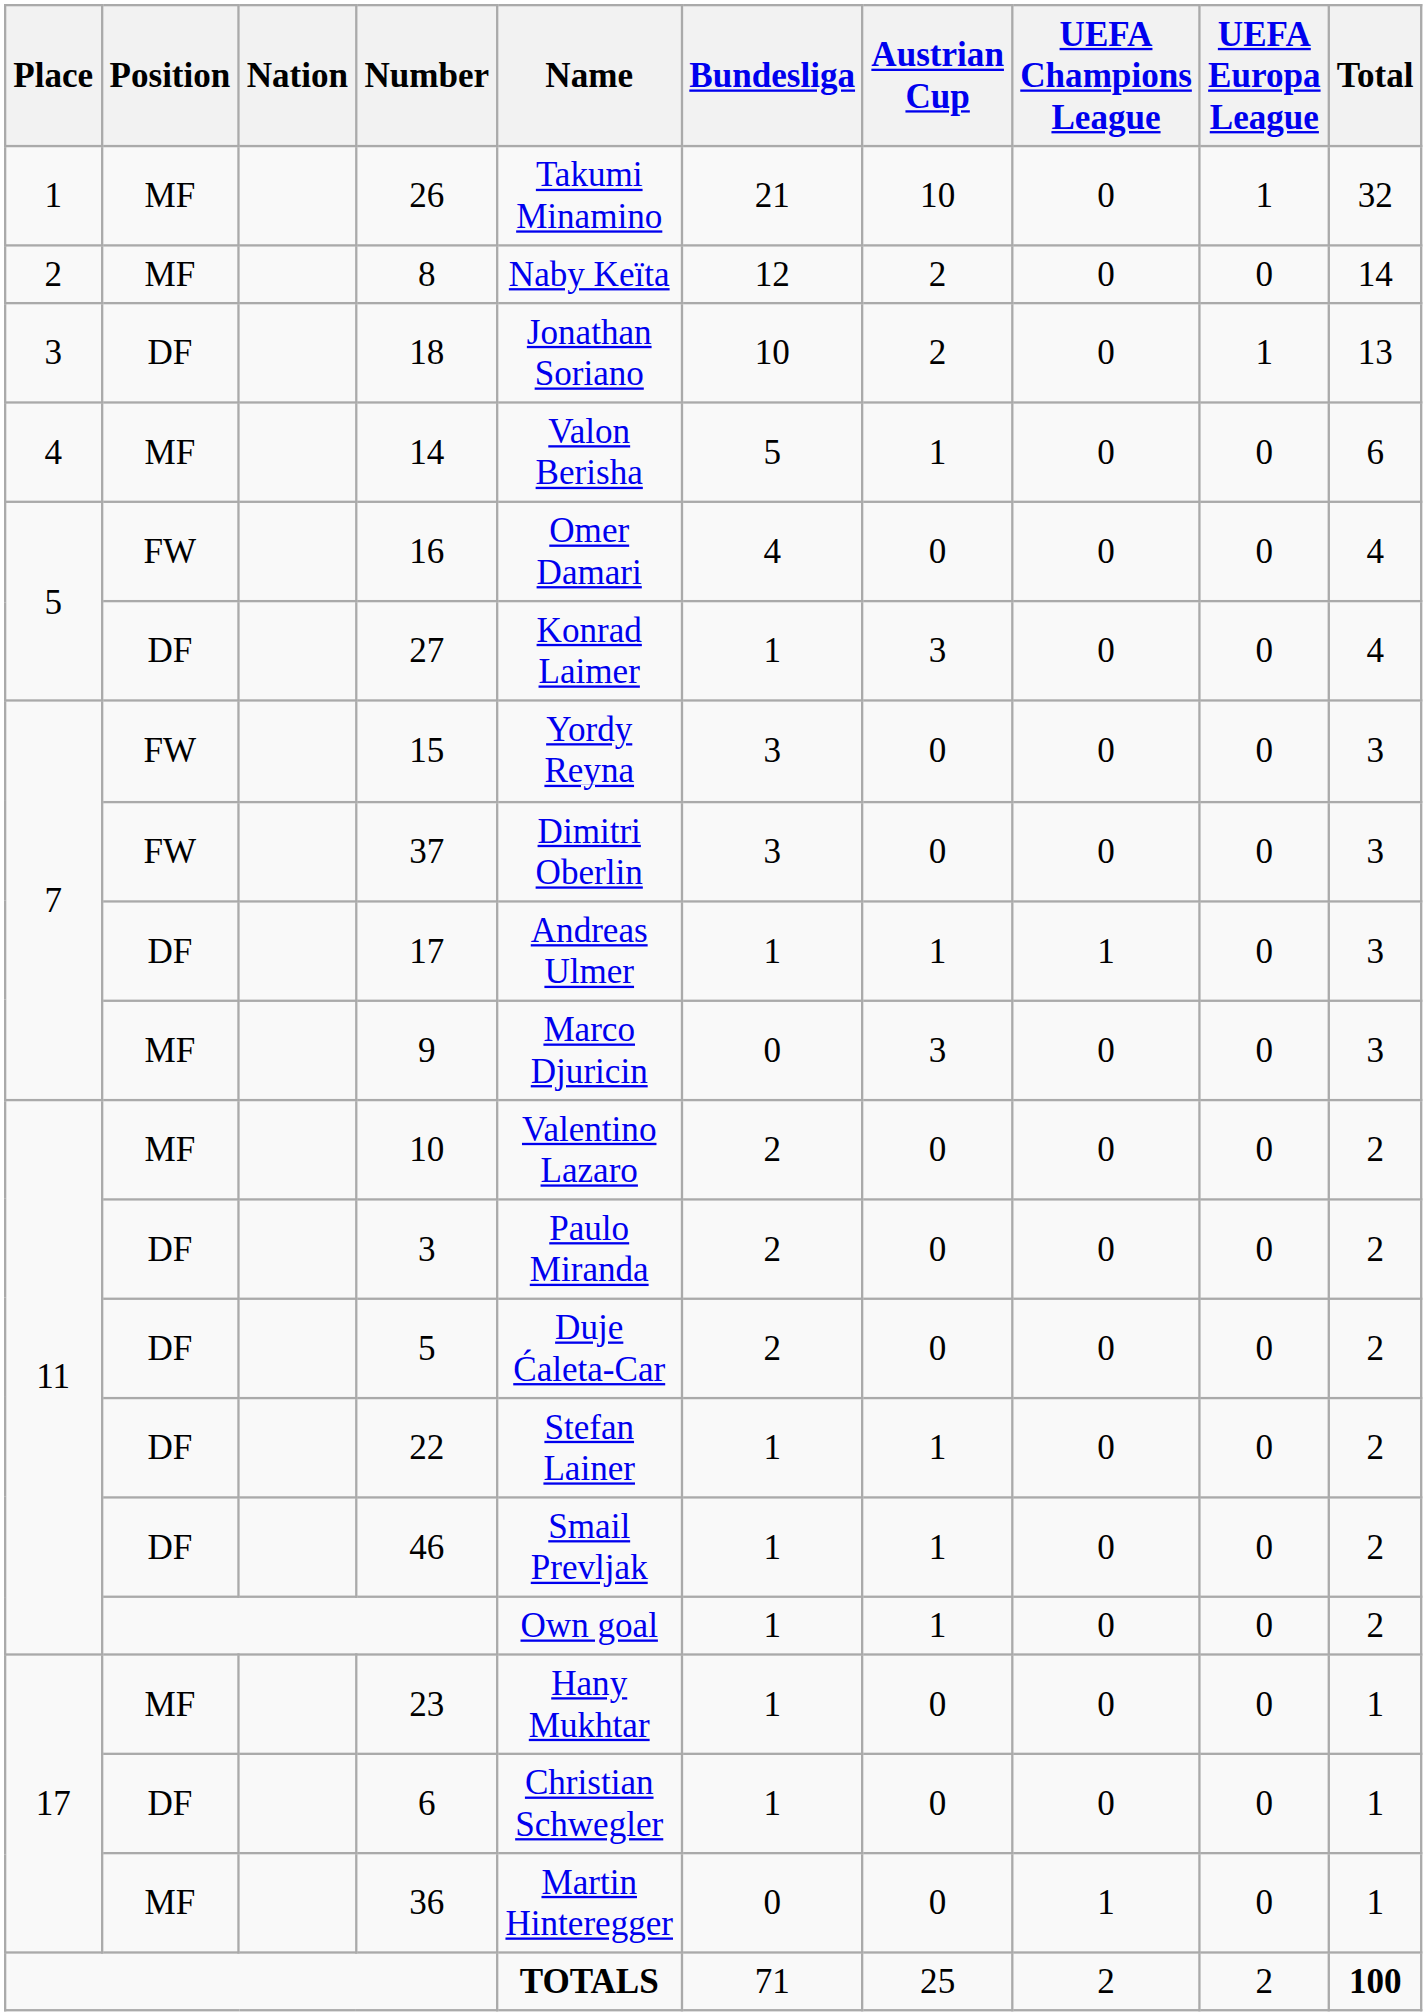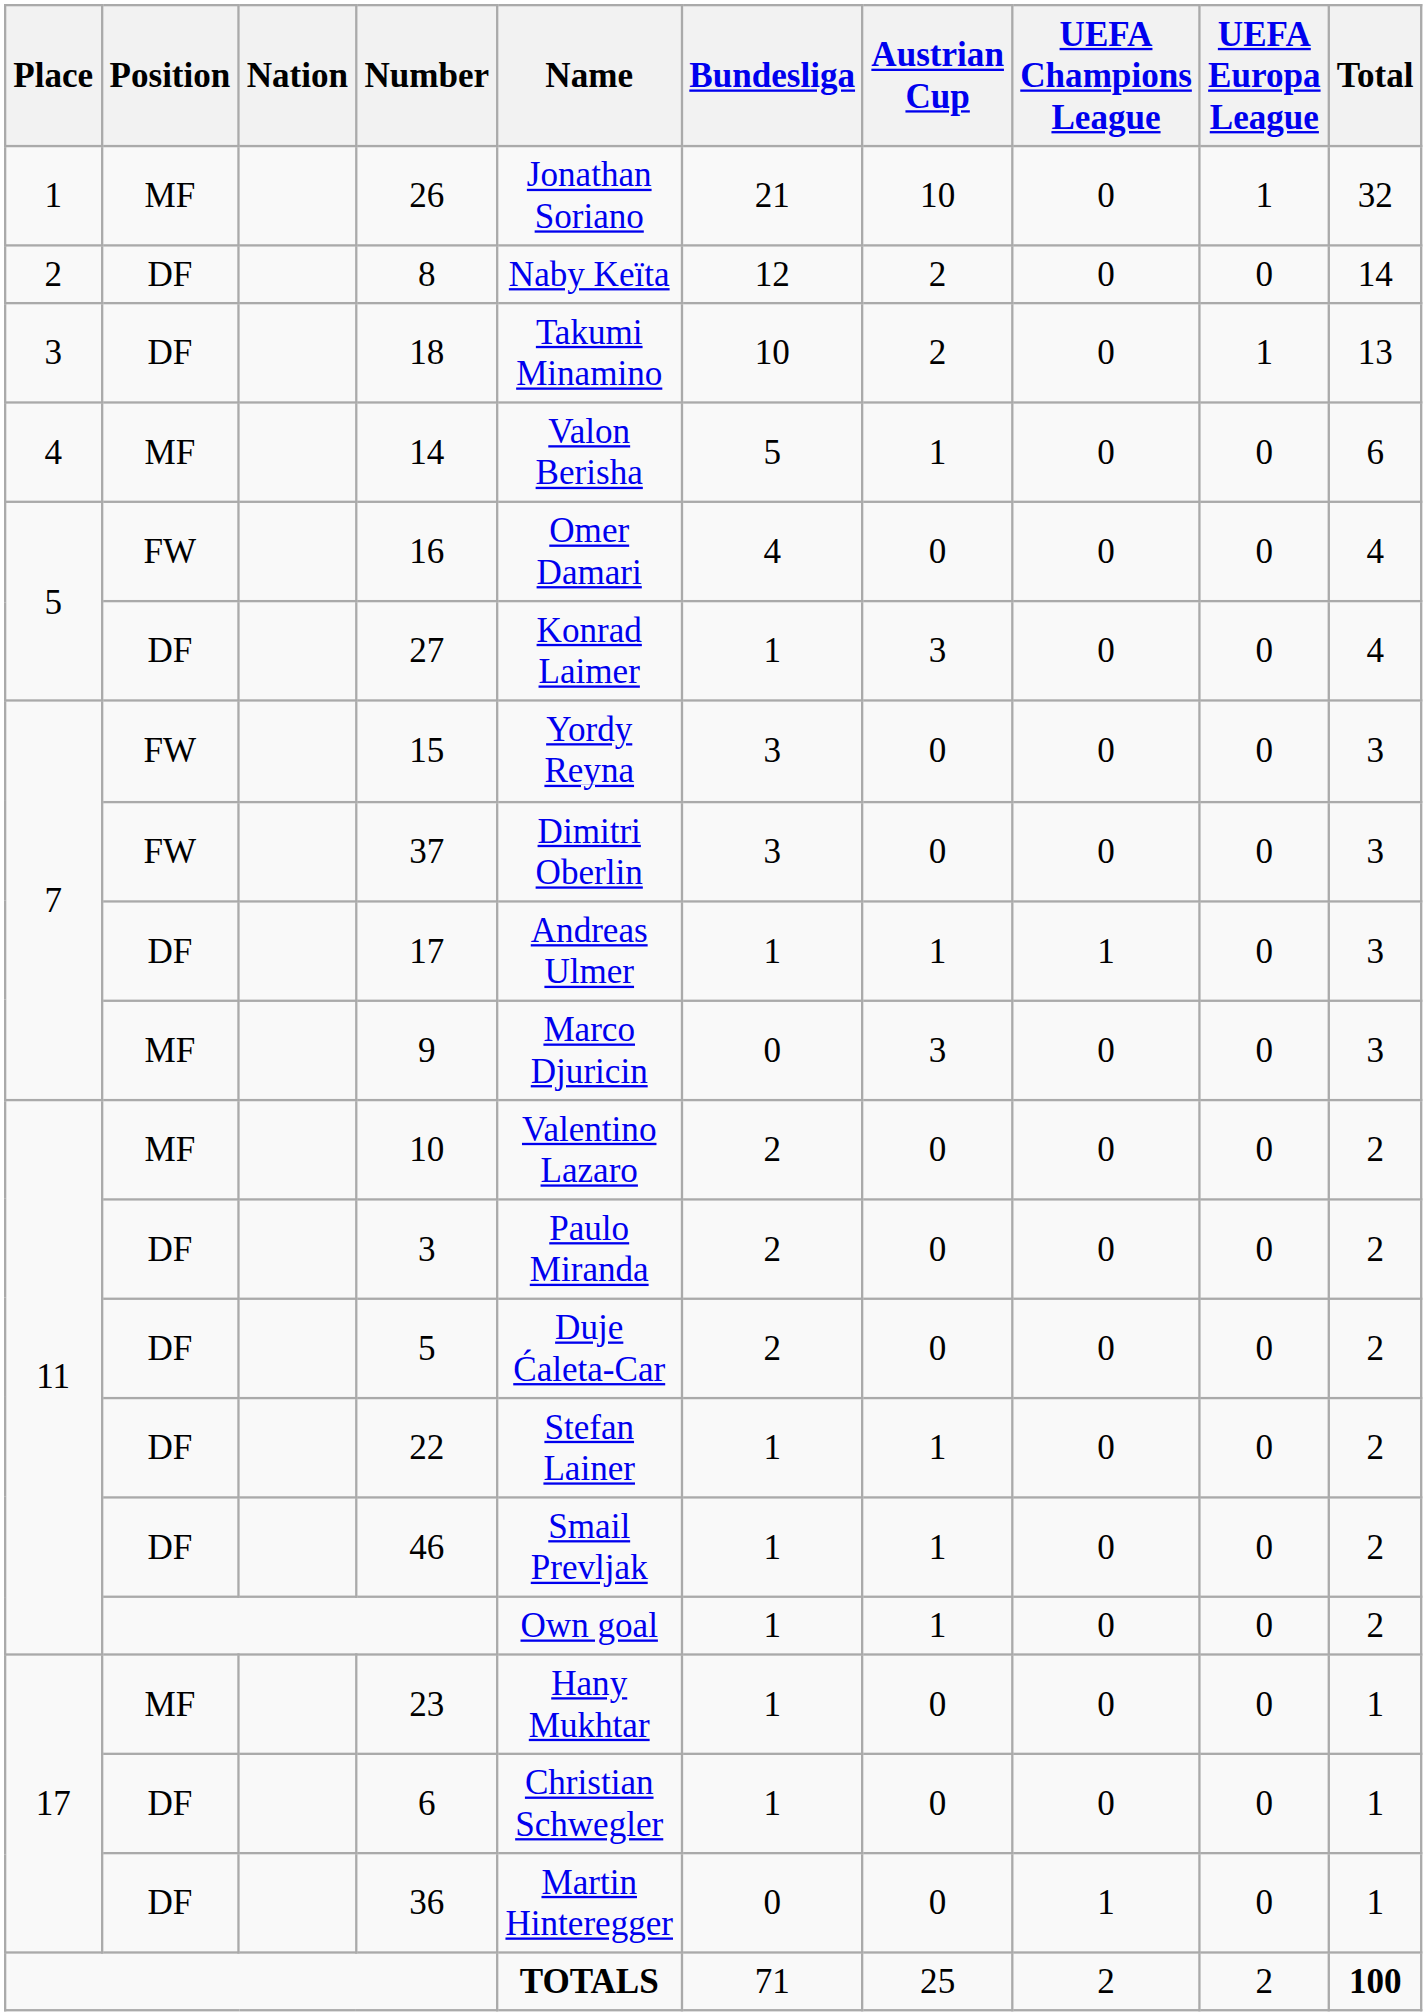(589, 195) Takumi Minamino -> (589, 195) Jonathan Soriano
(170, 274) MF -> (170, 274) DF
(589, 352) Jonathan Soriano -> (589, 352) Takumi Minamino
(170, 1902) MF -> (170, 1902) DF
